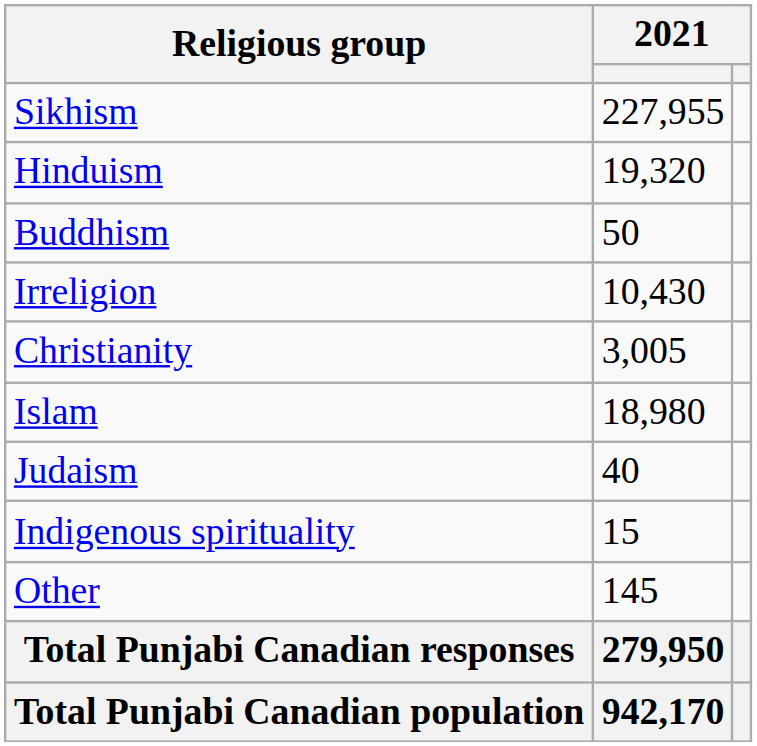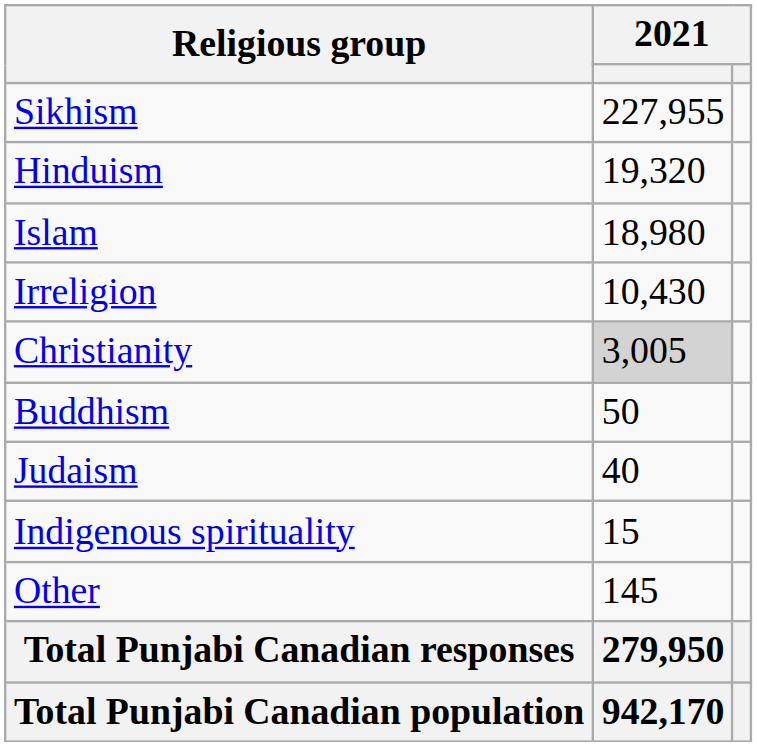rows swapped: (56, 411) <-> (92, 231)
(644, 351) no background -> (644, 351) lightgrey background
